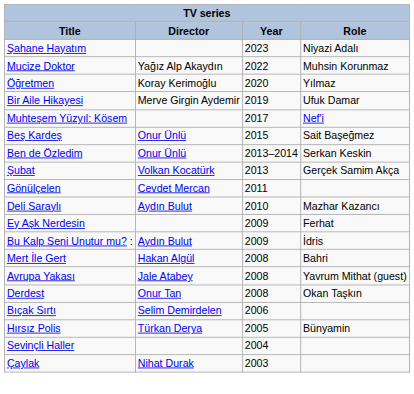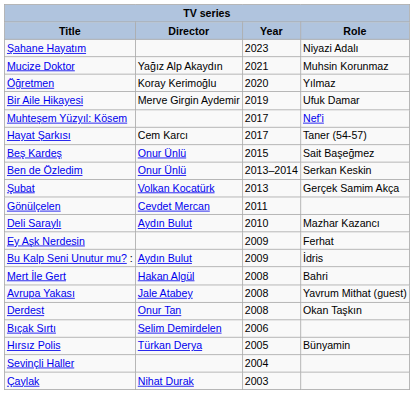(257, 65) 2022 -> (257, 65) 2021
+ row: (39, 136)
